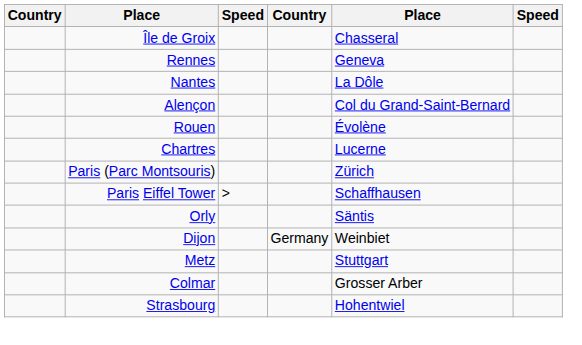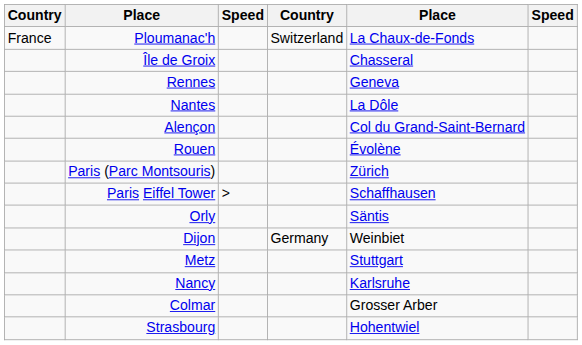+ row: (175, 37)
- row: (188, 149)
+ row: (195, 283)
